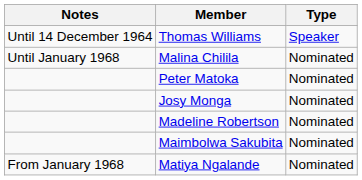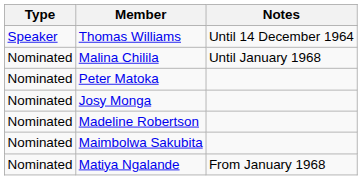columns swapped: (321, 15) <-> (80, 15)
